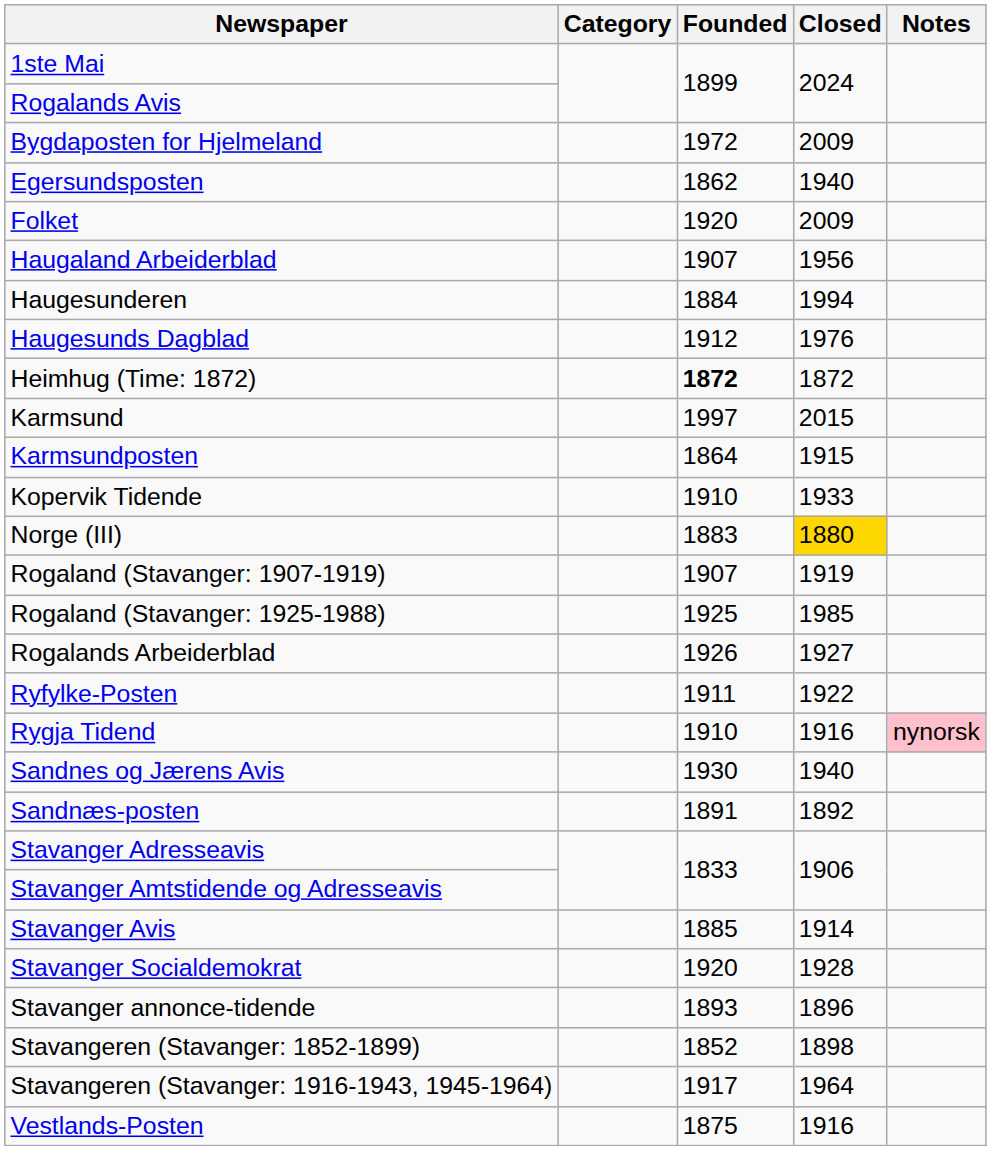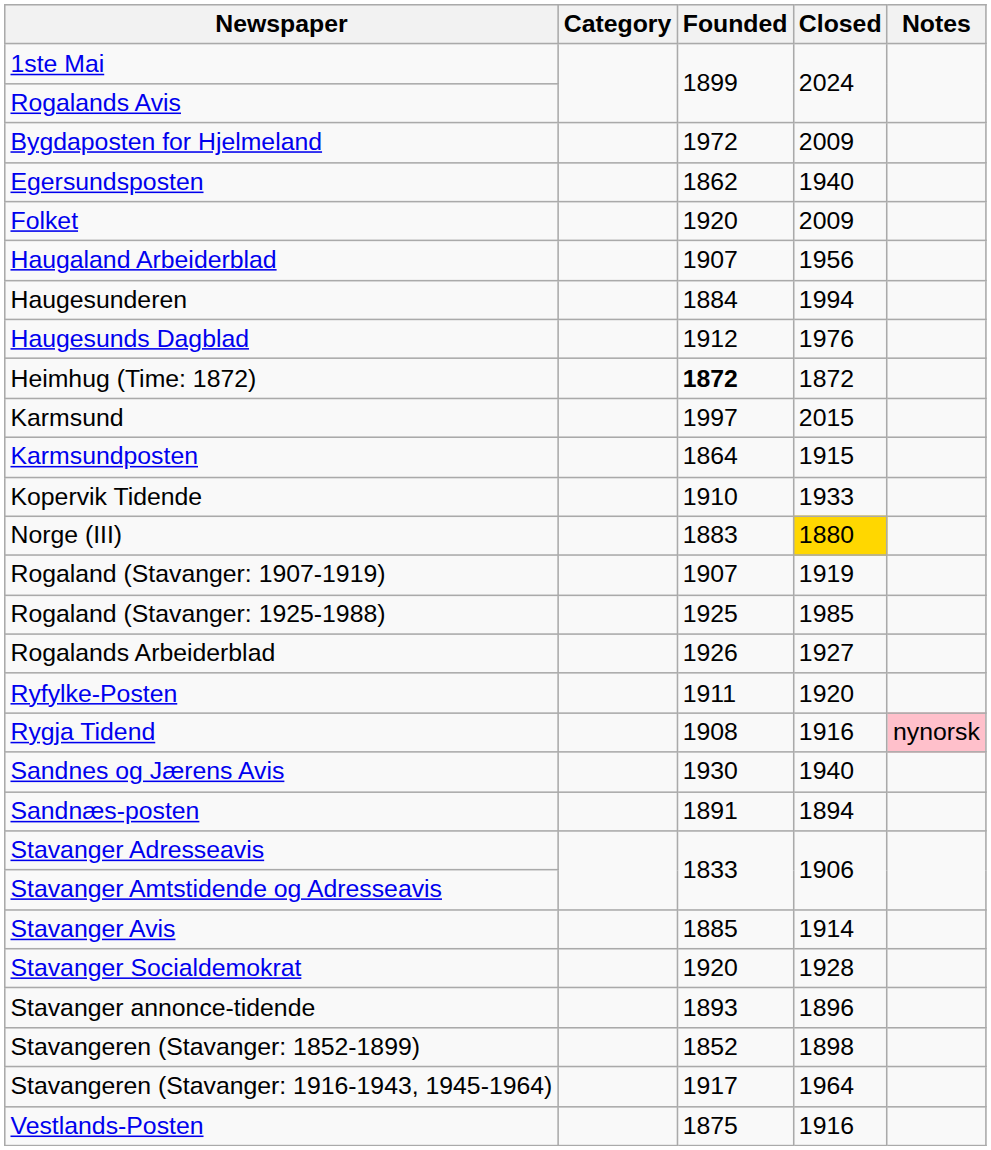(826, 692) 1922 -> (826, 692) 1920
(710, 732) 1910 -> (710, 732) 1908
(826, 810) 1892 -> (826, 810) 1894
